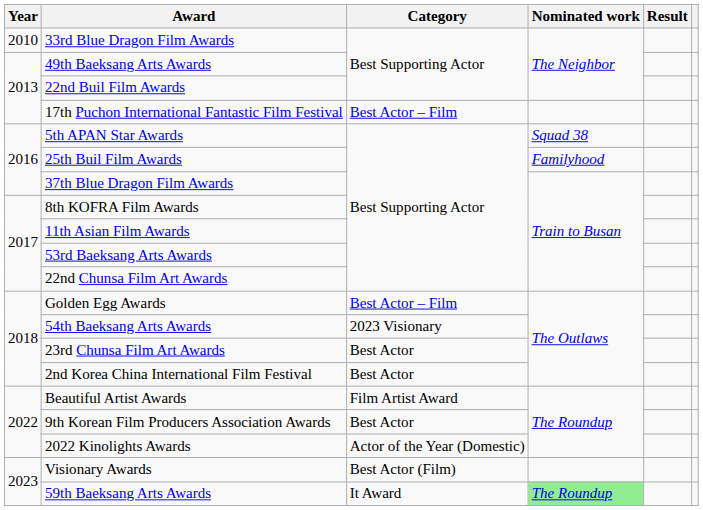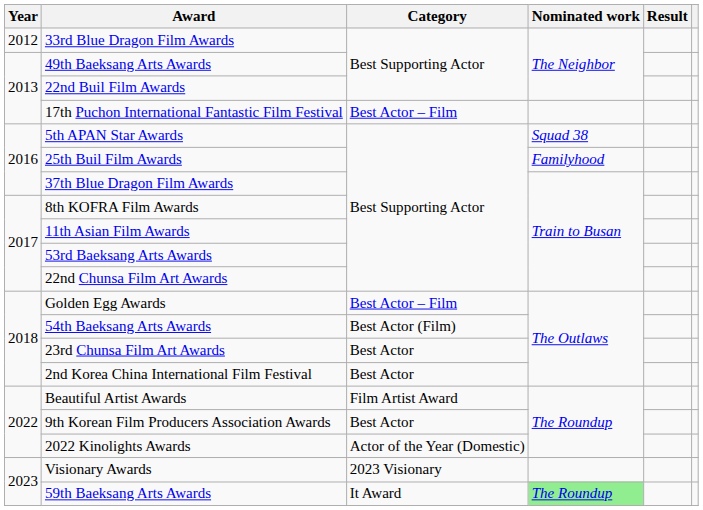(23, 40) 2010 -> (23, 40) 2012
(396, 326) 2023 Visionary -> (403, 326) Best Actor (Film)
(403, 469) Best Actor (Film) -> (396, 469) 2023 Visionary
